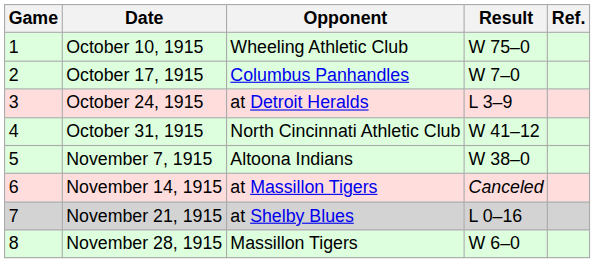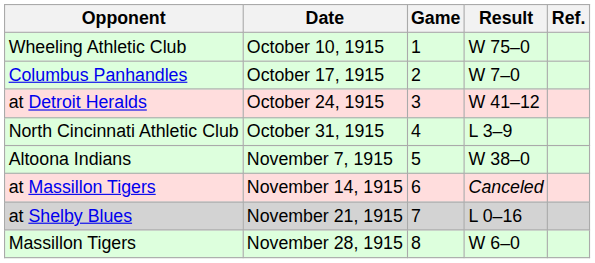columns swapped: (33, 18) <-> (345, 18)
(490, 103) L 3–9 -> (504, 103) W 41–12
(504, 131) W 41–12 -> (490, 131) L 3–9
